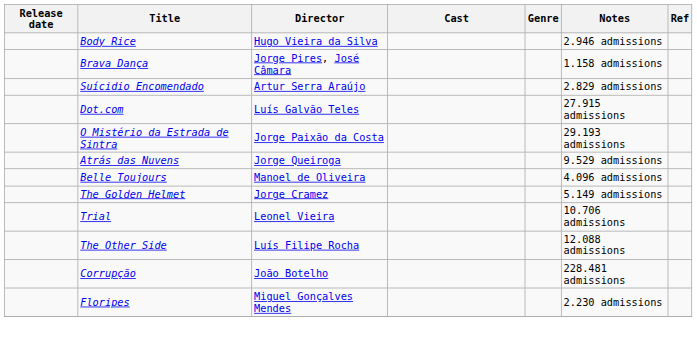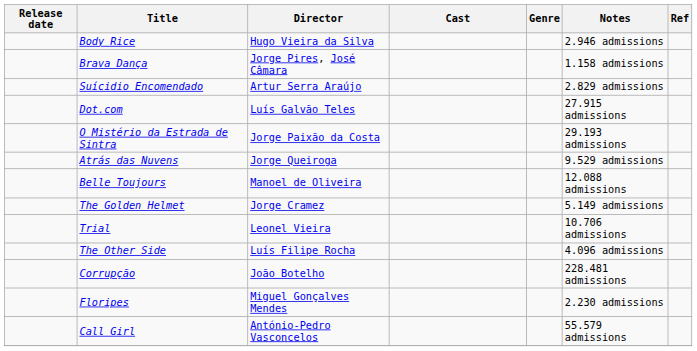(613, 177) 4.096 admissions -> (596, 183) 12.088 admissions
(595, 245) 12.088 admissions -> (614, 251) 4.096 admissions
+ row: (107, 331)
